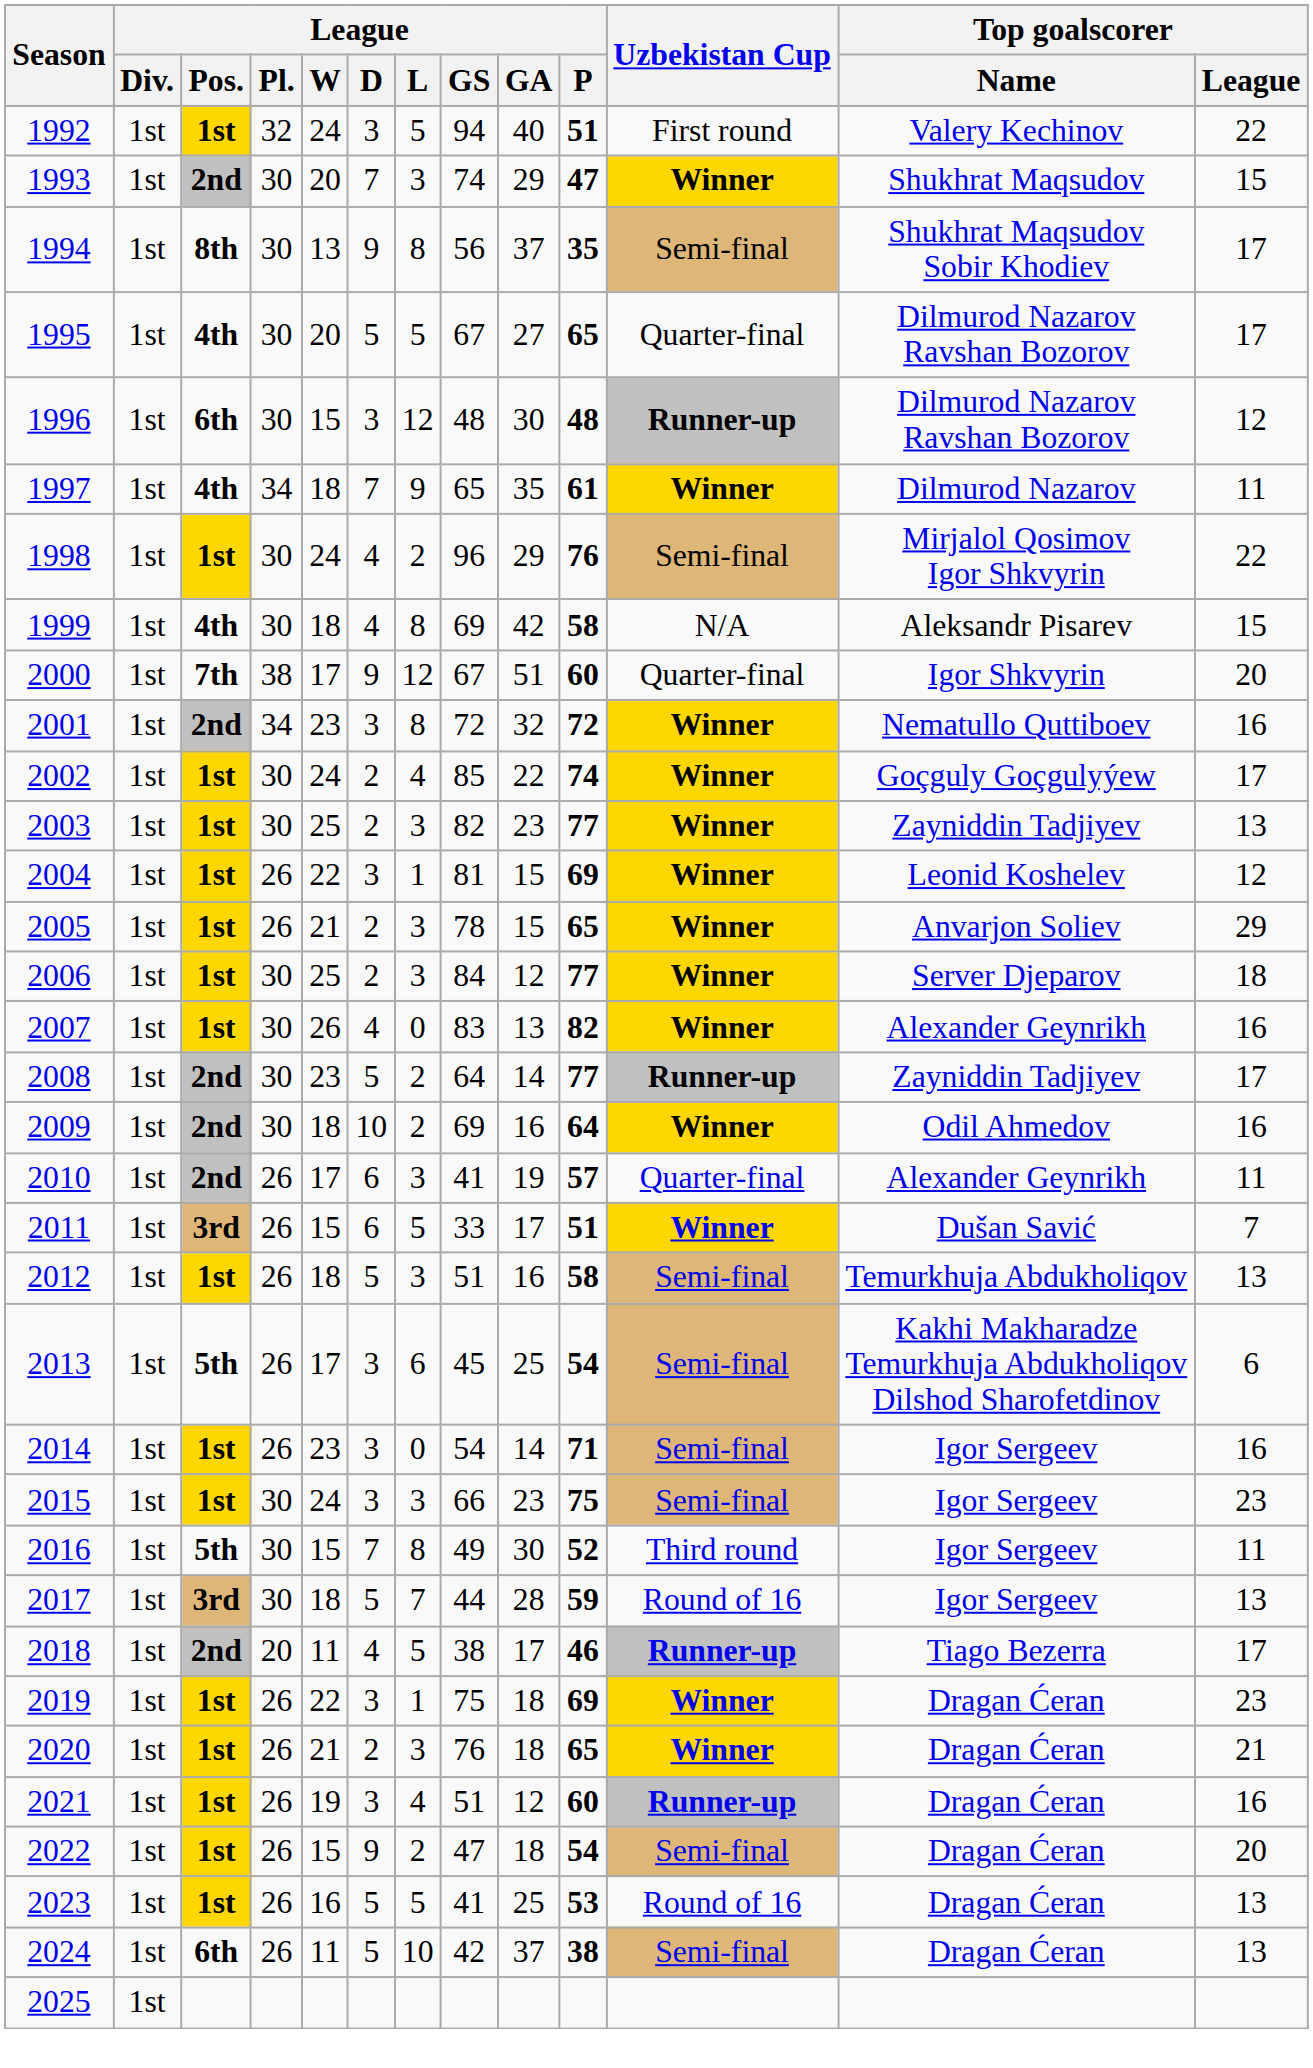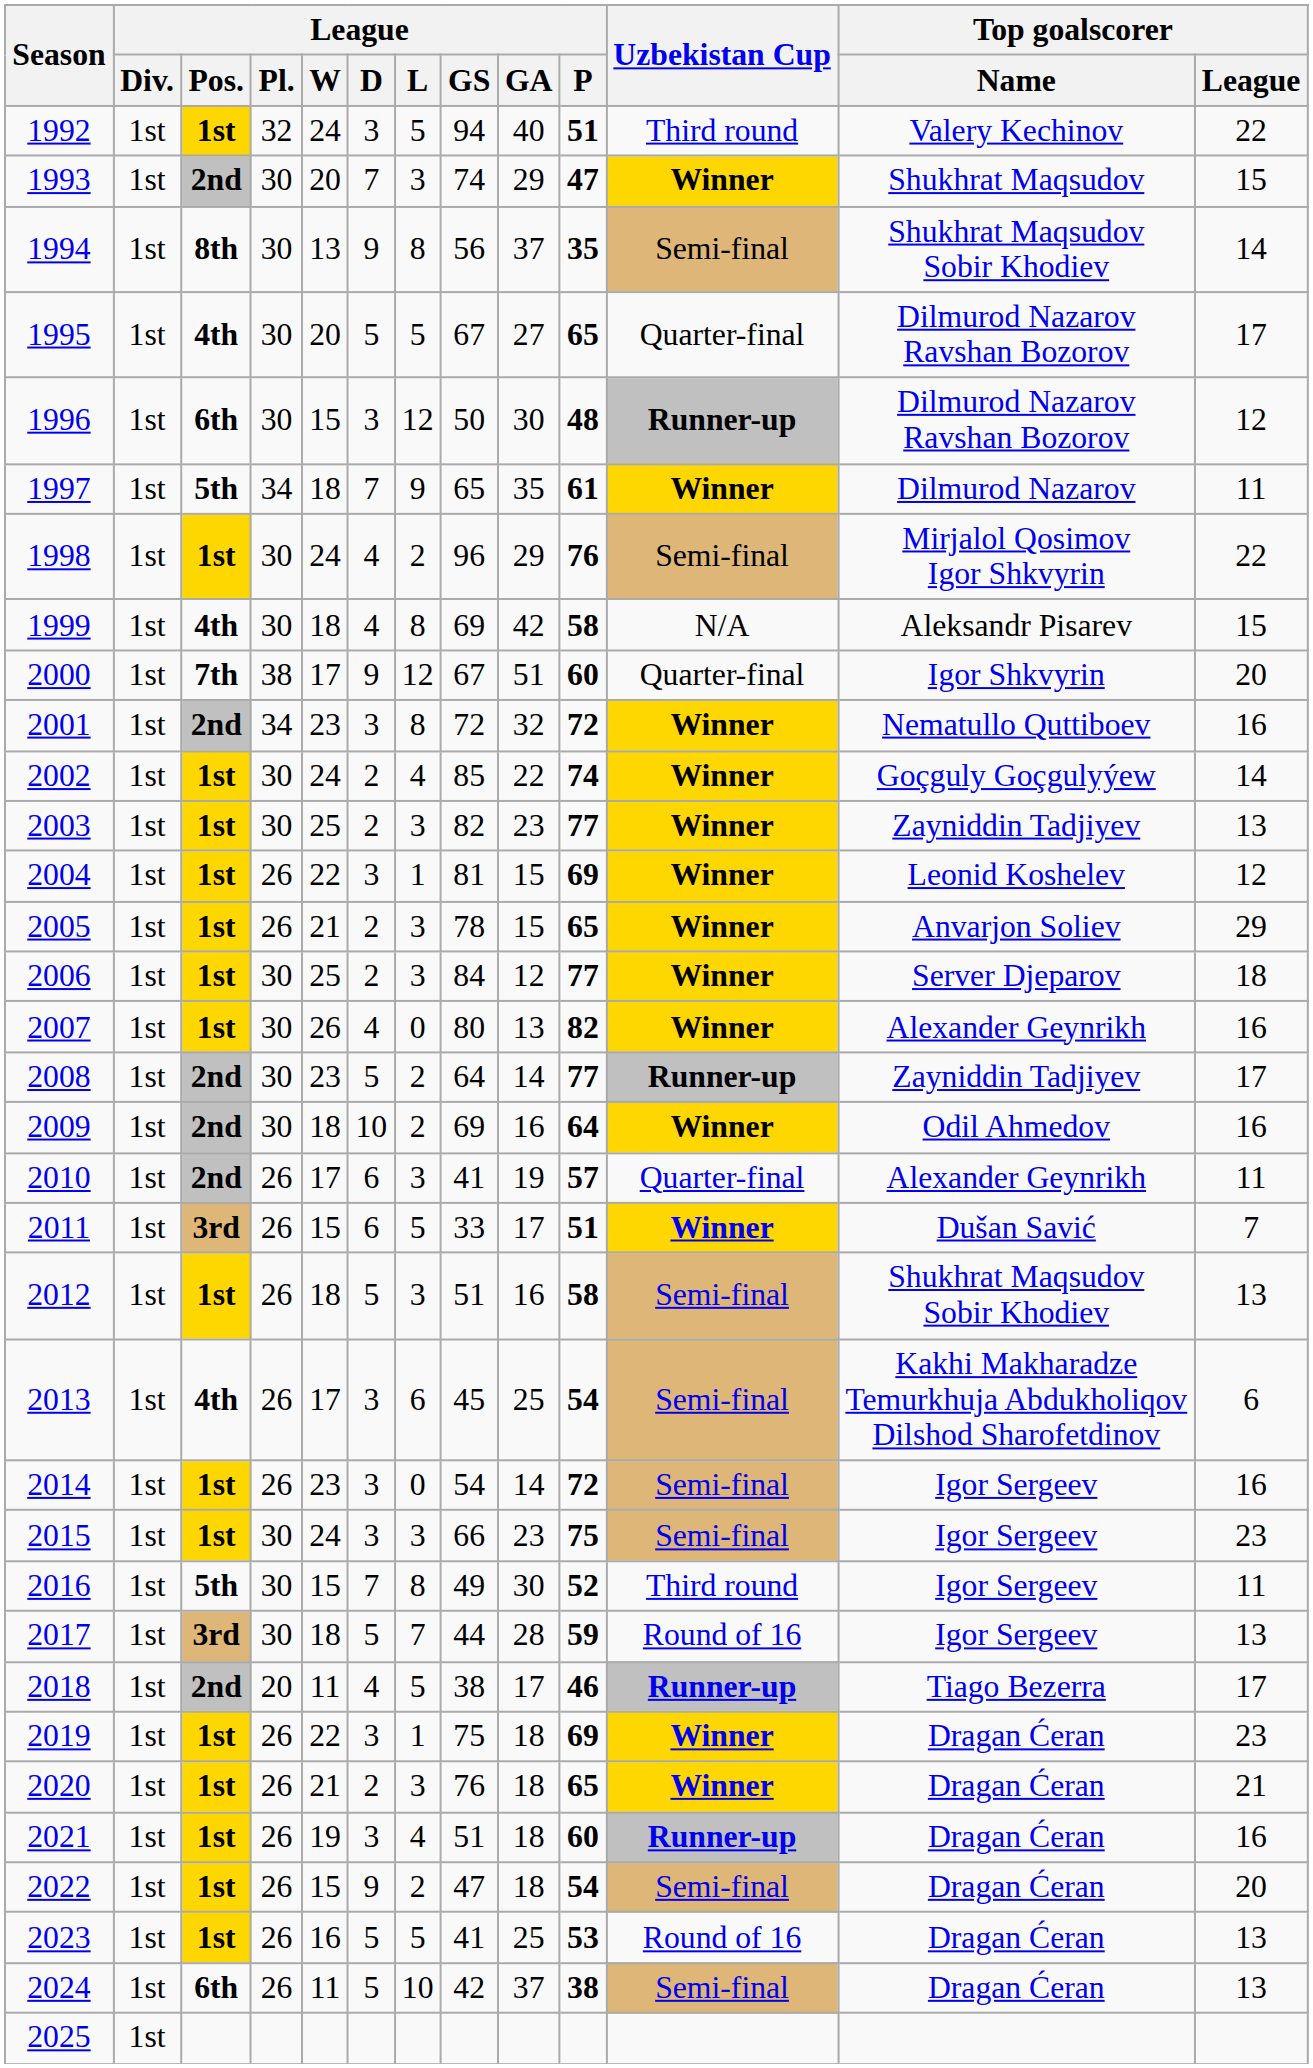(722, 130) First round -> (722, 130) Third round
(1251, 248) 17 -> (1251, 248) 14
(469, 420) 48 -> (469, 420) 50
(216, 488) 4th -> (216, 488) 5th
(1251, 775) 17 -> (1251, 775) 14
(469, 1026) 83 -> (469, 1026) 80
(1016, 1277) Temurkhuja Abdukholiqov -> (1016, 1295) Shukhrat Maqsudov Sobir Khodiev
(216, 1363) 5th -> (216, 1399) 4th
(583, 1449) 71 -> (583, 1484) 72
(529, 1800) 12 -> (529, 1836) 18
